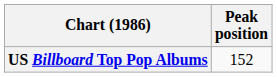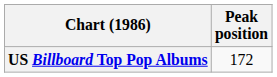(241, 59) 152 -> (241, 59) 172
